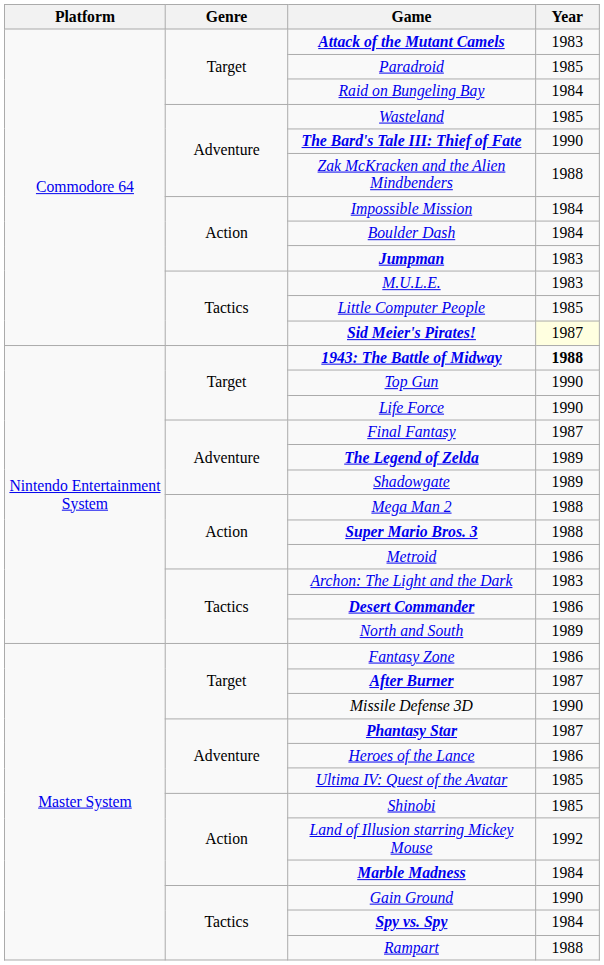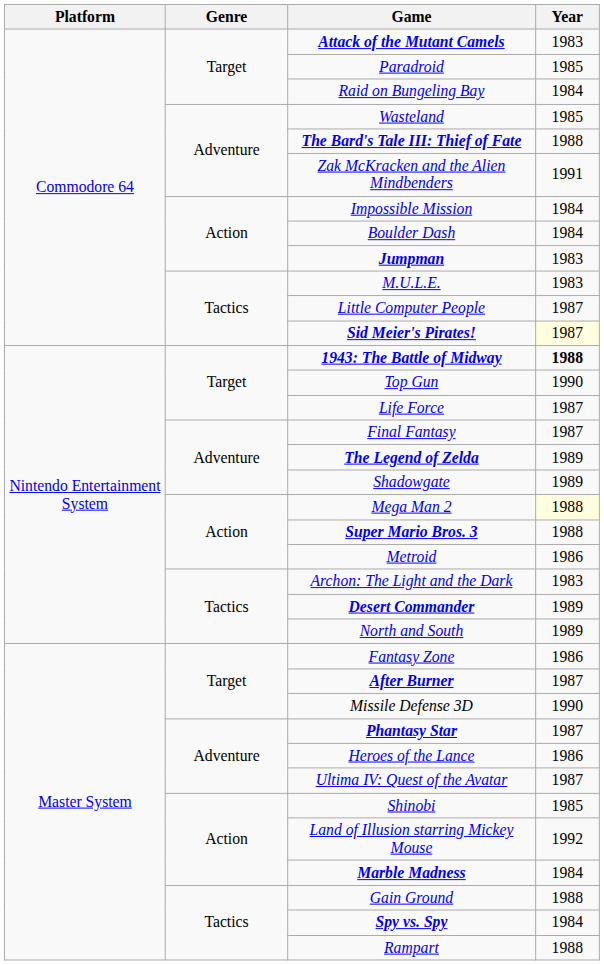(567, 141) 1990 -> (567, 141) 1988
(567, 174) 1988 -> (567, 174) 1991
(567, 308) 1985 -> (567, 308) 1987
(567, 407) 1990 -> (567, 407) 1987
(567, 507) no background -> (567, 507) lightyellow background
(567, 606) 1986 -> (567, 606) 1989
(567, 780) 1985 -> (567, 780) 1987
(567, 897) 1990 -> (567, 897) 1988
